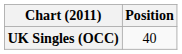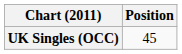(150, 37) 40 -> (150, 37) 45
